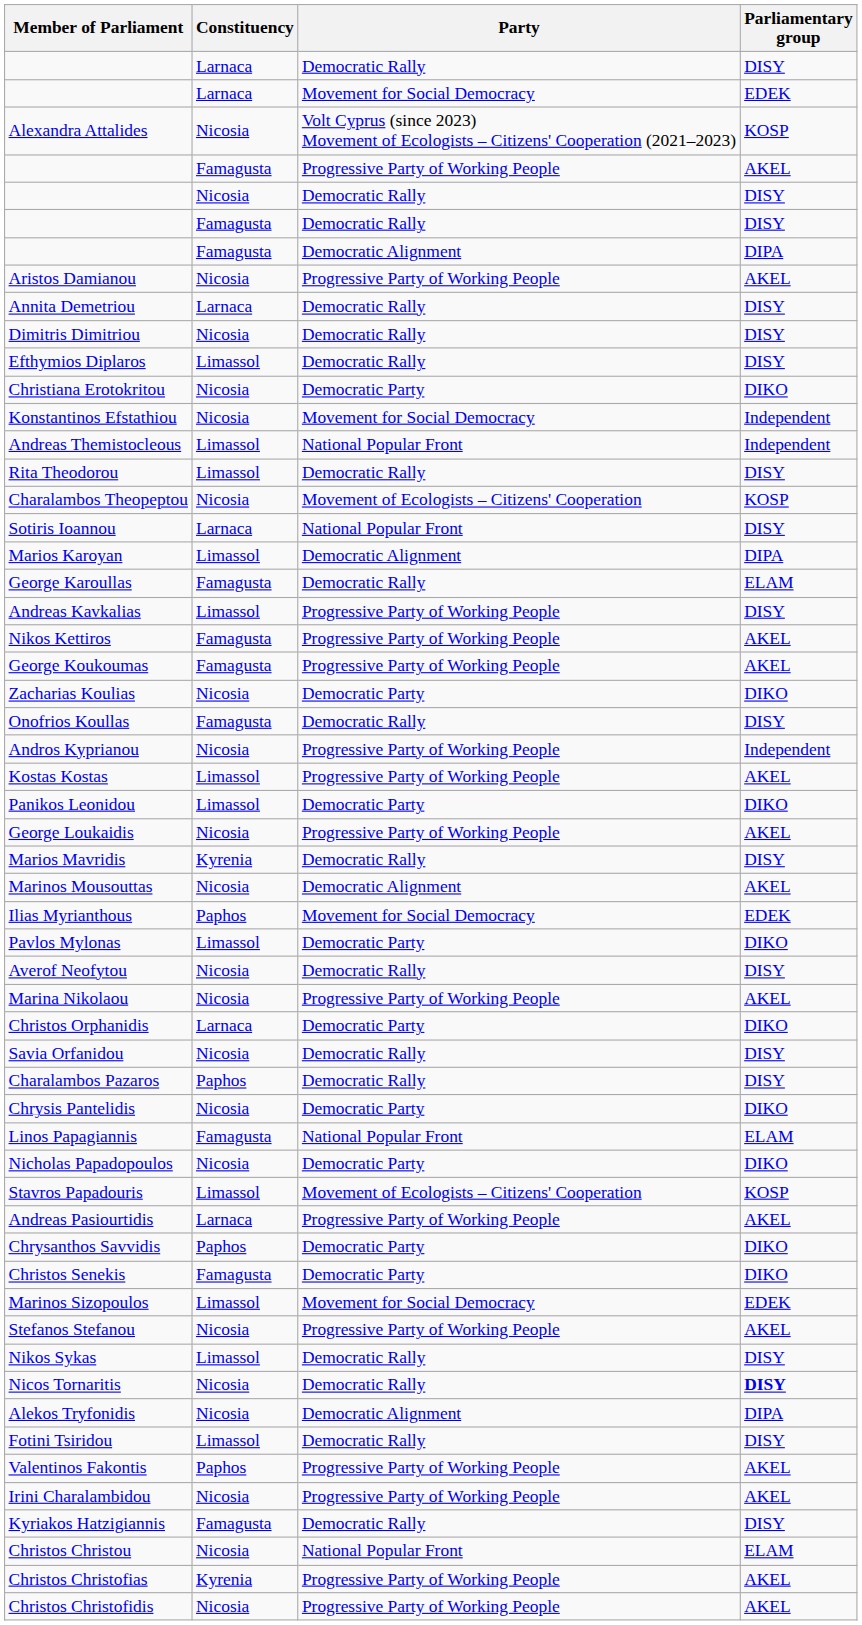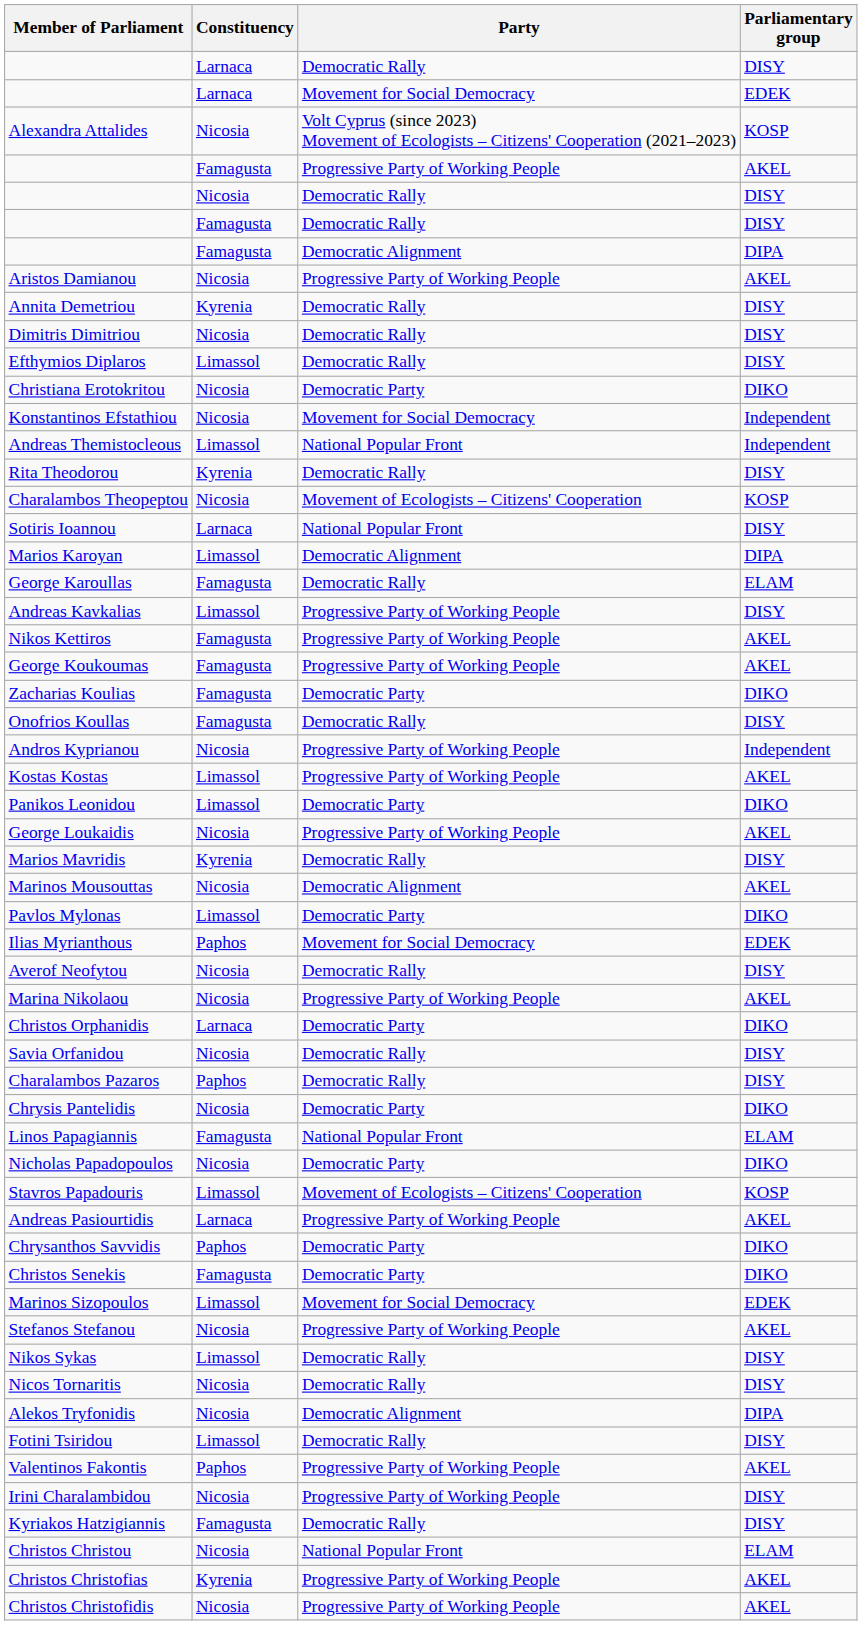(224, 306) Larnaca -> (224, 306) Kyrenia
(228, 472) Limassol -> (224, 472) Kyrenia
(223, 693) Nicosia -> (234, 693) Famagusta
rows swapped: (65, 942) <-> (70, 914)
(765, 1385) bold -> (765, 1385) normal
(767, 1495) AKEL -> (765, 1495) DISY
